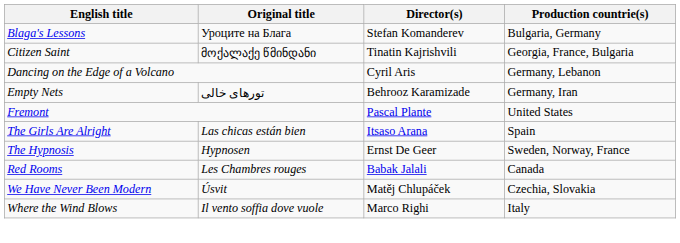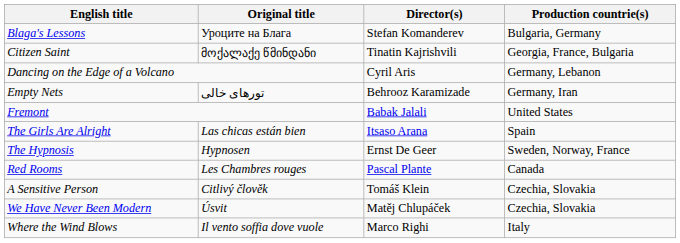(399, 112) Pascal Plante -> (397, 112) Babak Jalali
(397, 169) Babak Jalali -> (399, 169) Pascal Plante
+ row: (53, 189)
